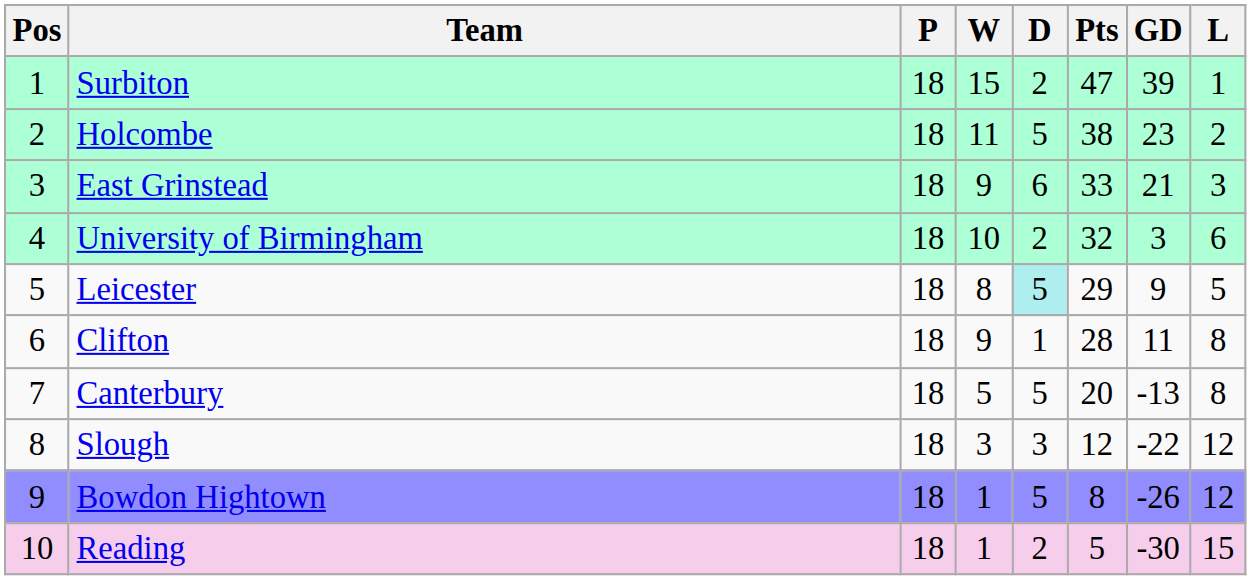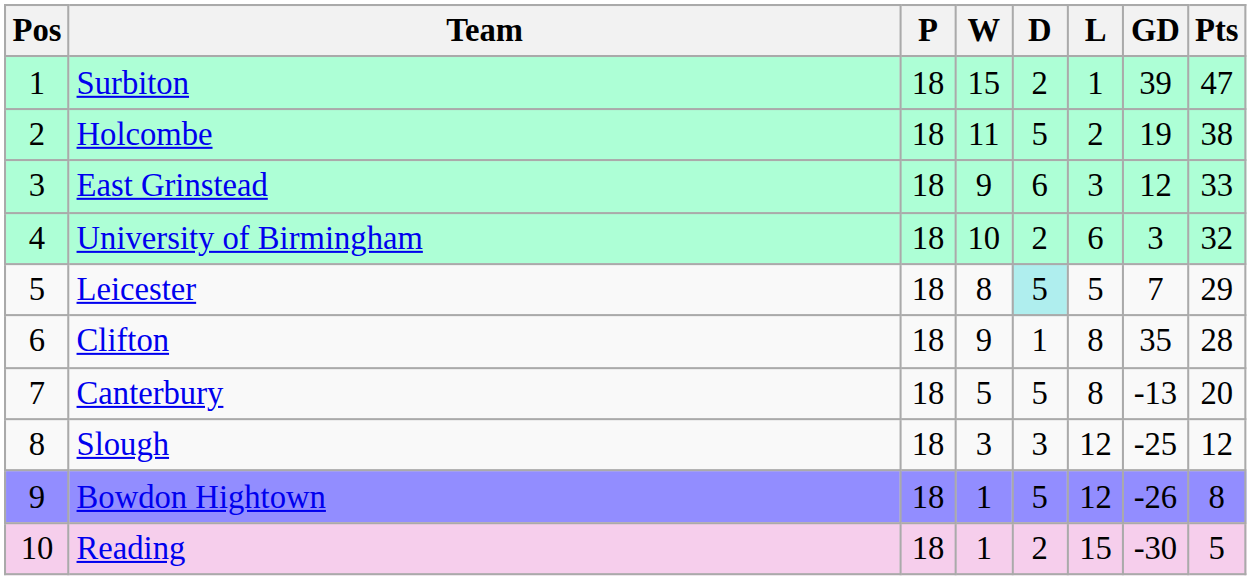columns swapped: (1218, 30) <-> (1097, 30)
(1158, 133) 23 -> (1155, 133) 19
(1158, 185) 21 -> (1155, 185) 12
(1158, 289) 9 -> (1155, 289) 7
(1158, 340) 11 -> (1155, 340) 35
(1158, 444) -22 -> (1155, 444) -25
